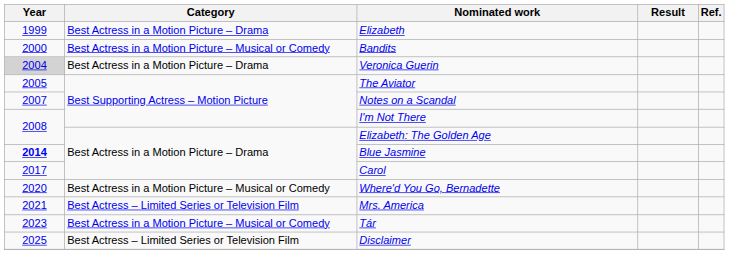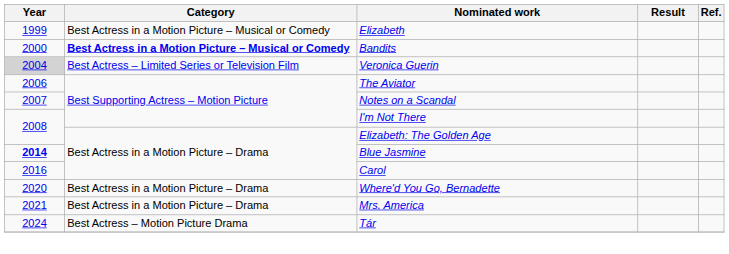(168, 30) Best Actress in a Motion Picture – Drama -> (198, 30) Best Actress in a Motion Picture – Musical or Comedy
(198, 48) normal -> (208, 48) bold
(168, 65) Best Actress in a Motion Picture – Drama -> (183, 65) Best Actress – Limited Series or Television Film
(34, 83) 2005 -> (34, 83) 2006
(34, 170) 2017 -> (34, 170) 2016
(198, 188) Best Actress in a Motion Picture – Musical or Comedy -> (168, 188) Best Actress in a Motion Picture – Drama
(183, 205) Best Actress – Limited Series or Television Film -> (168, 205) Best Actress in a Motion Picture – Drama
(34, 223) 2023 -> (34, 223) 2024
(198, 223) Best Actress in a Motion Picture – Musical or Comedy -> (157, 223) Best Actress – Motion Picture Drama
- row: (385, 240)
